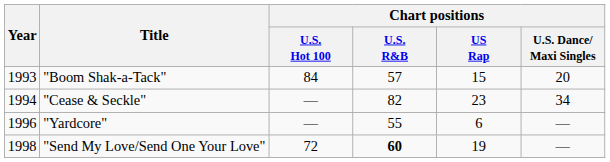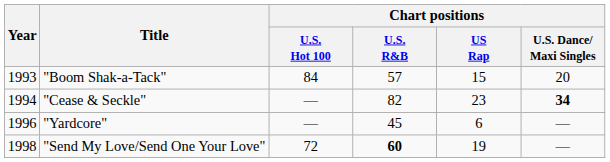(563, 100) normal -> (563, 100) bold
(395, 123) 55 -> (395, 123) 45
